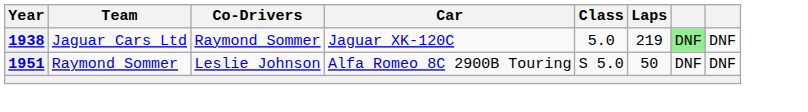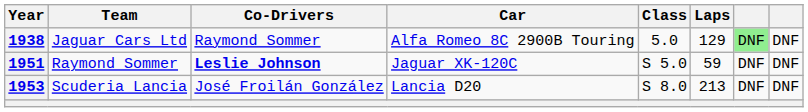(391, 40) Jaguar XK-120C -> (513, 40) Alfa Romeo 8C 2900B Touring
(649, 40) 219 -> (712, 40) 129
(258, 64) normal -> (258, 64) bold
(450, 64) Alfa Romeo 8C 2900B Touring -> (454, 64) Jaguar XK-120C
(649, 64) 50 -> (712, 64) 59
+ row: (26, 88)
